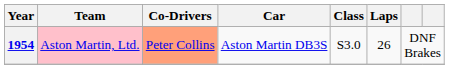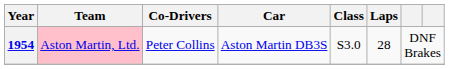(180, 45) lightsalmon background -> (180, 45) no background
(384, 45) 26 -> (384, 45) 28
